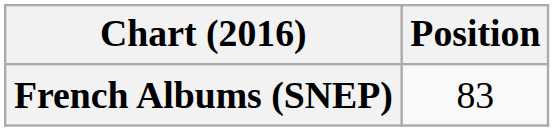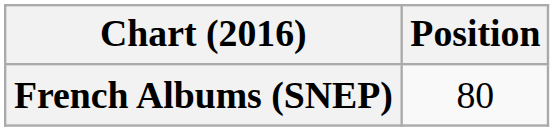(475, 94) 83 -> (475, 94) 80
